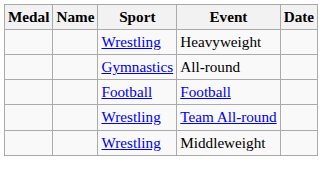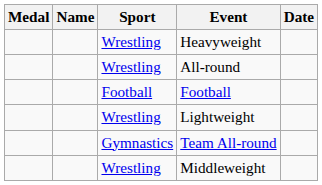(137, 67) Gymnastics -> (131, 67) Wrestling
+ row: (217, 117)
(131, 117) Wrestling -> (137, 142) Gymnastics
